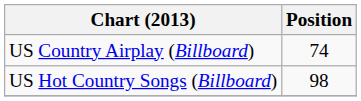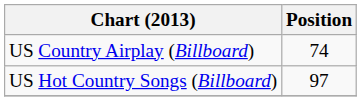(319, 80) 98 -> (319, 80) 97
